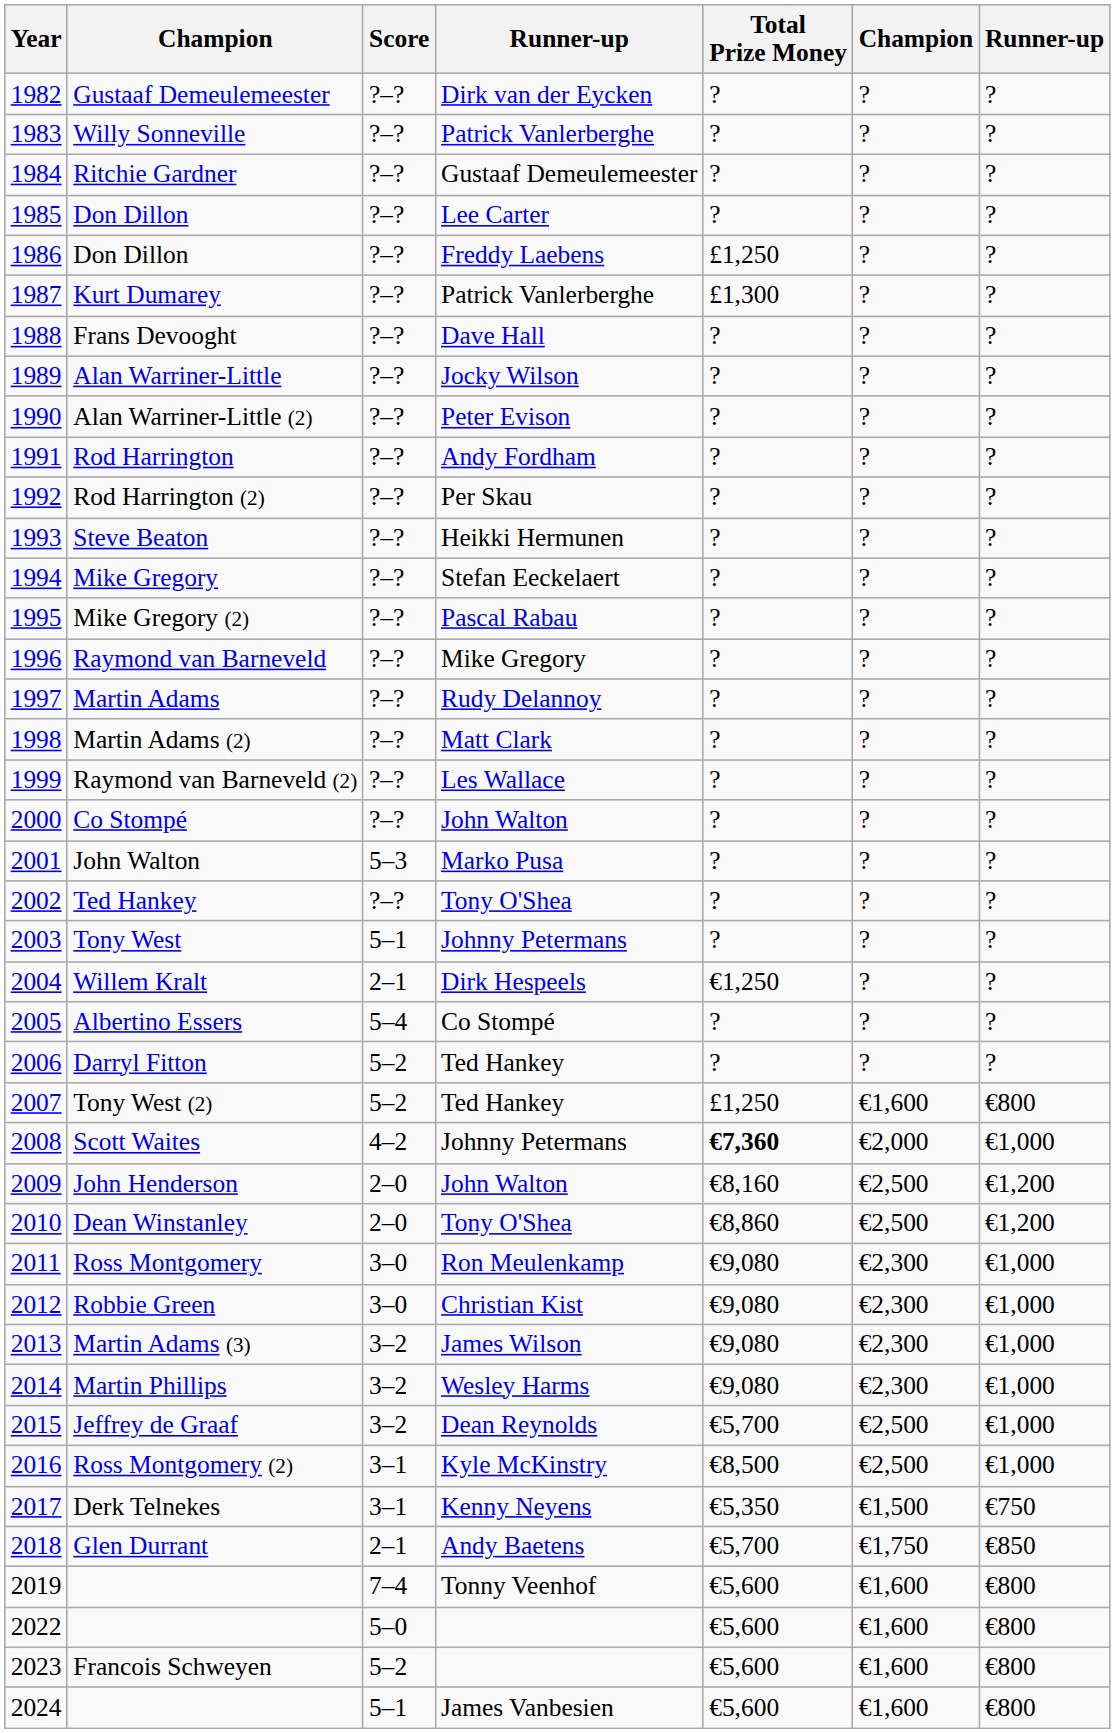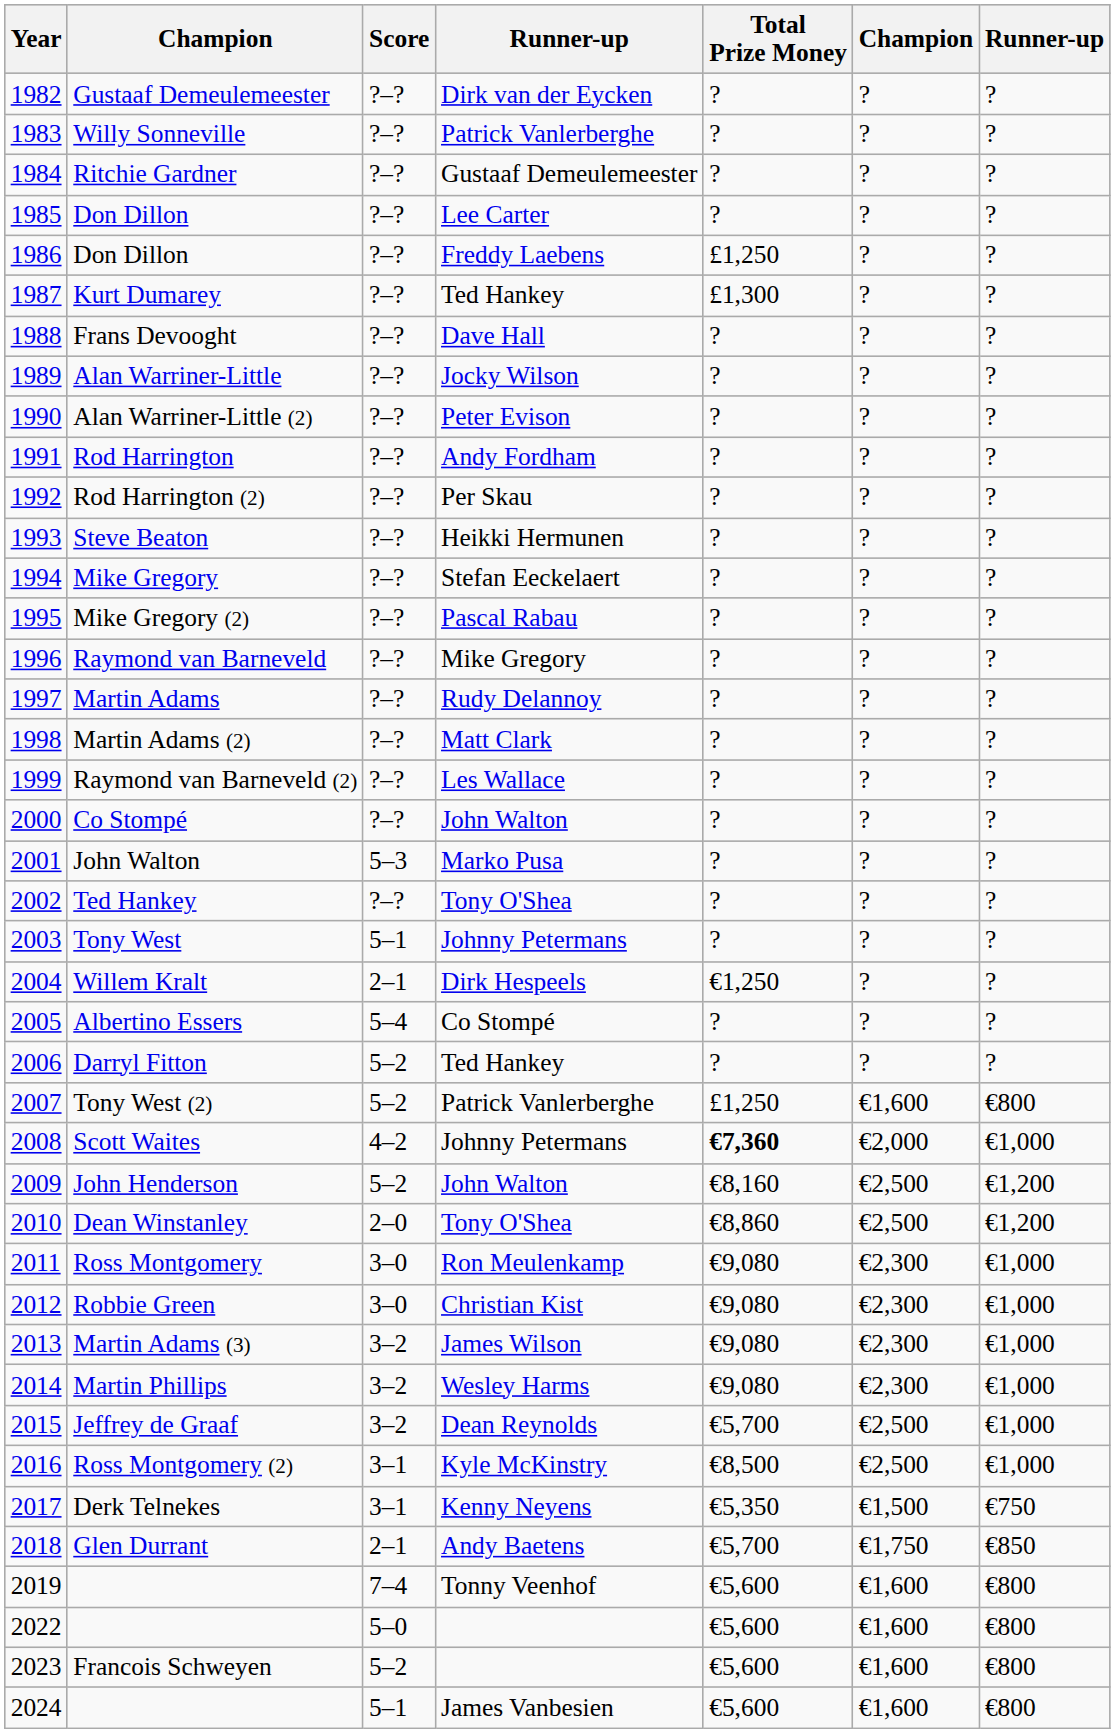(548, 295) Patrick Vanlerberghe -> (503, 295) Ted Hankey
(503, 1102) Ted Hankey -> (548, 1102) Patrick Vanlerberghe
(388, 1182) 2–0 -> (388, 1182) 5–2
